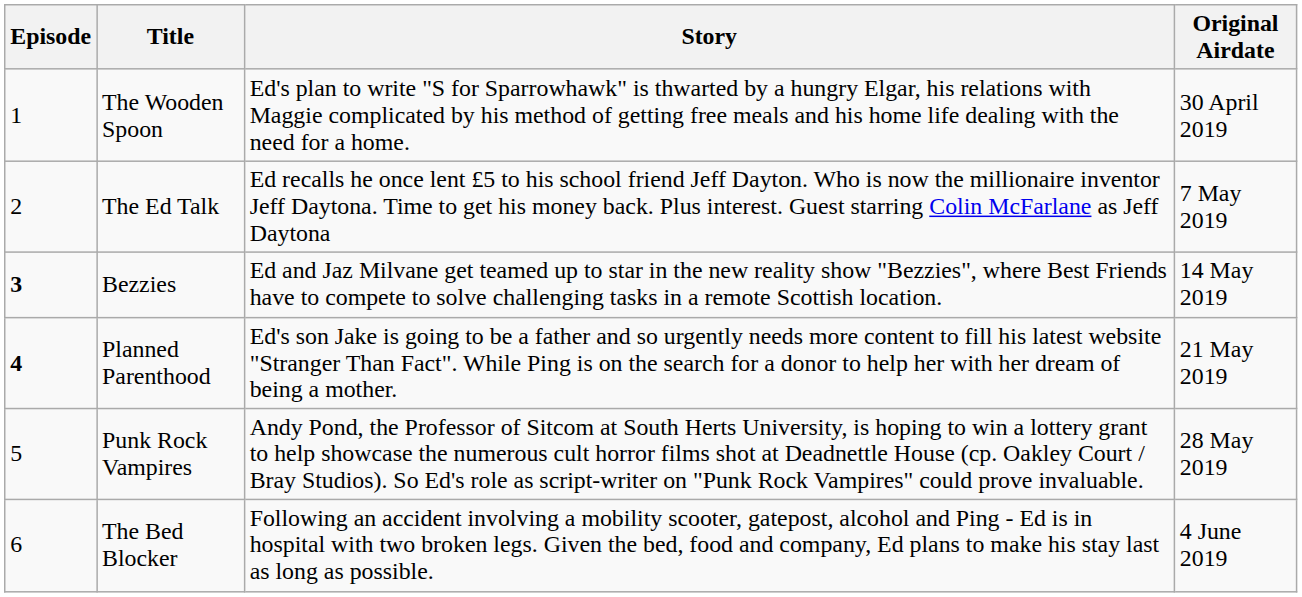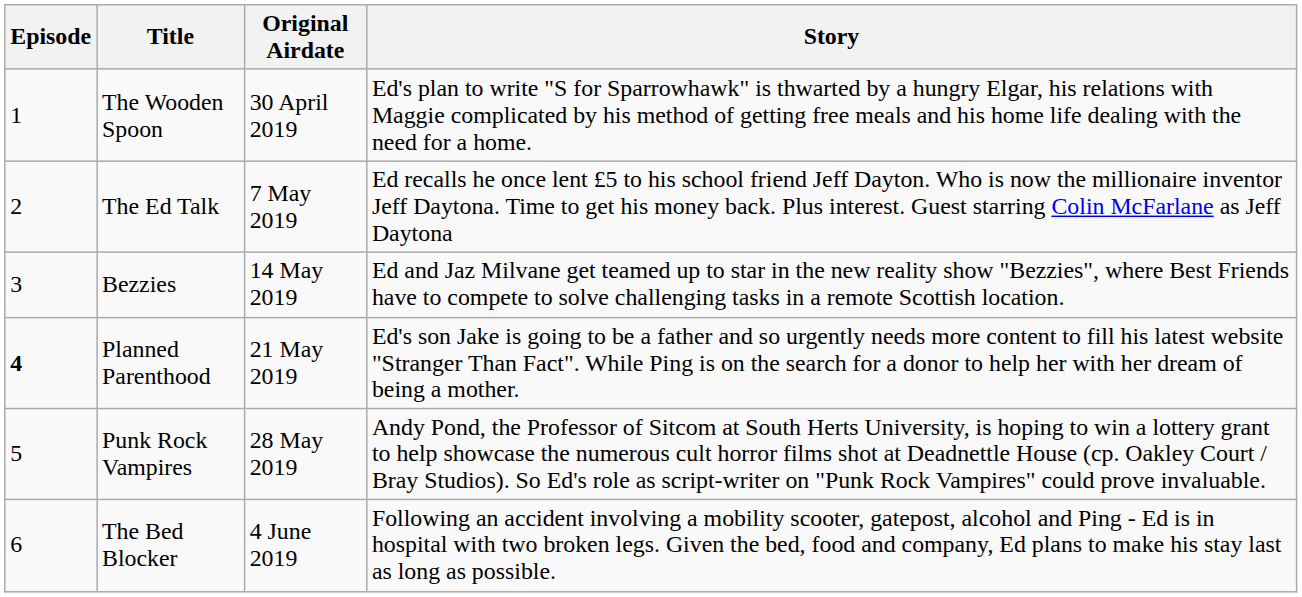columns swapped: (1235, 36) <-> (709, 36)
(16, 284) bold -> (16, 284) normal
